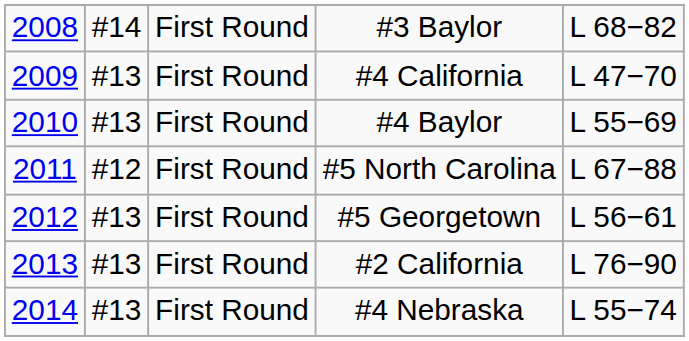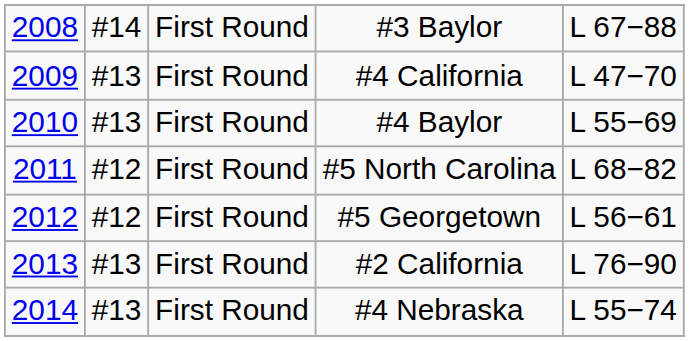(623, 28) L 68−82 -> (623, 28) L 67−88
(623, 169) L 67−88 -> (623, 169) L 68−82
(117, 216) #13 -> (117, 216) #12
